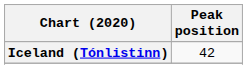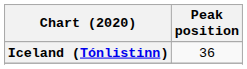(207, 53) 42 -> (207, 53) 36
